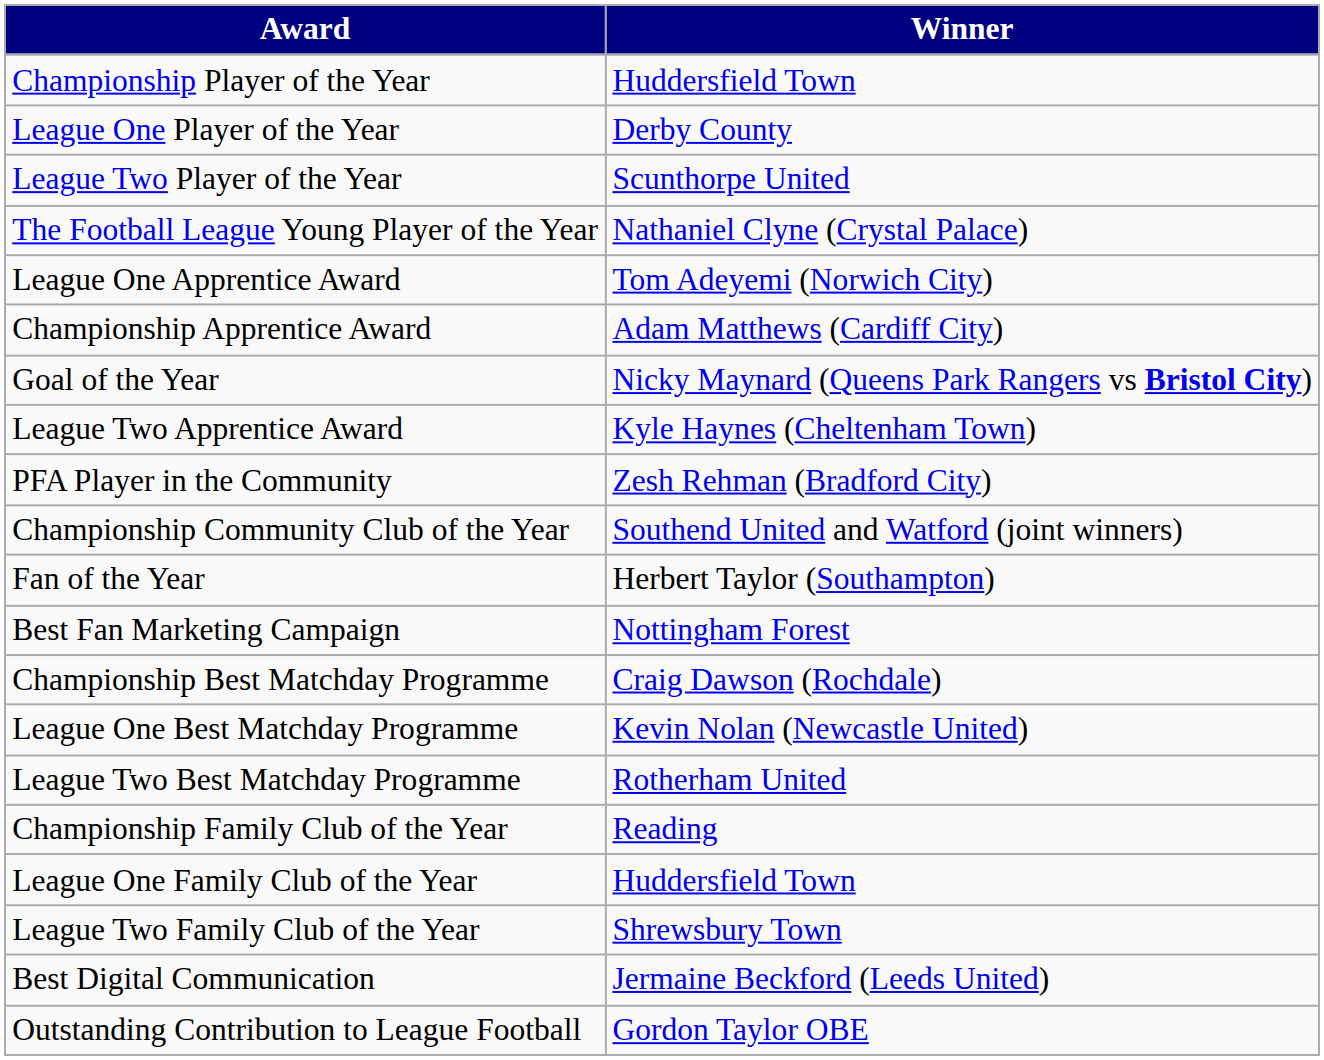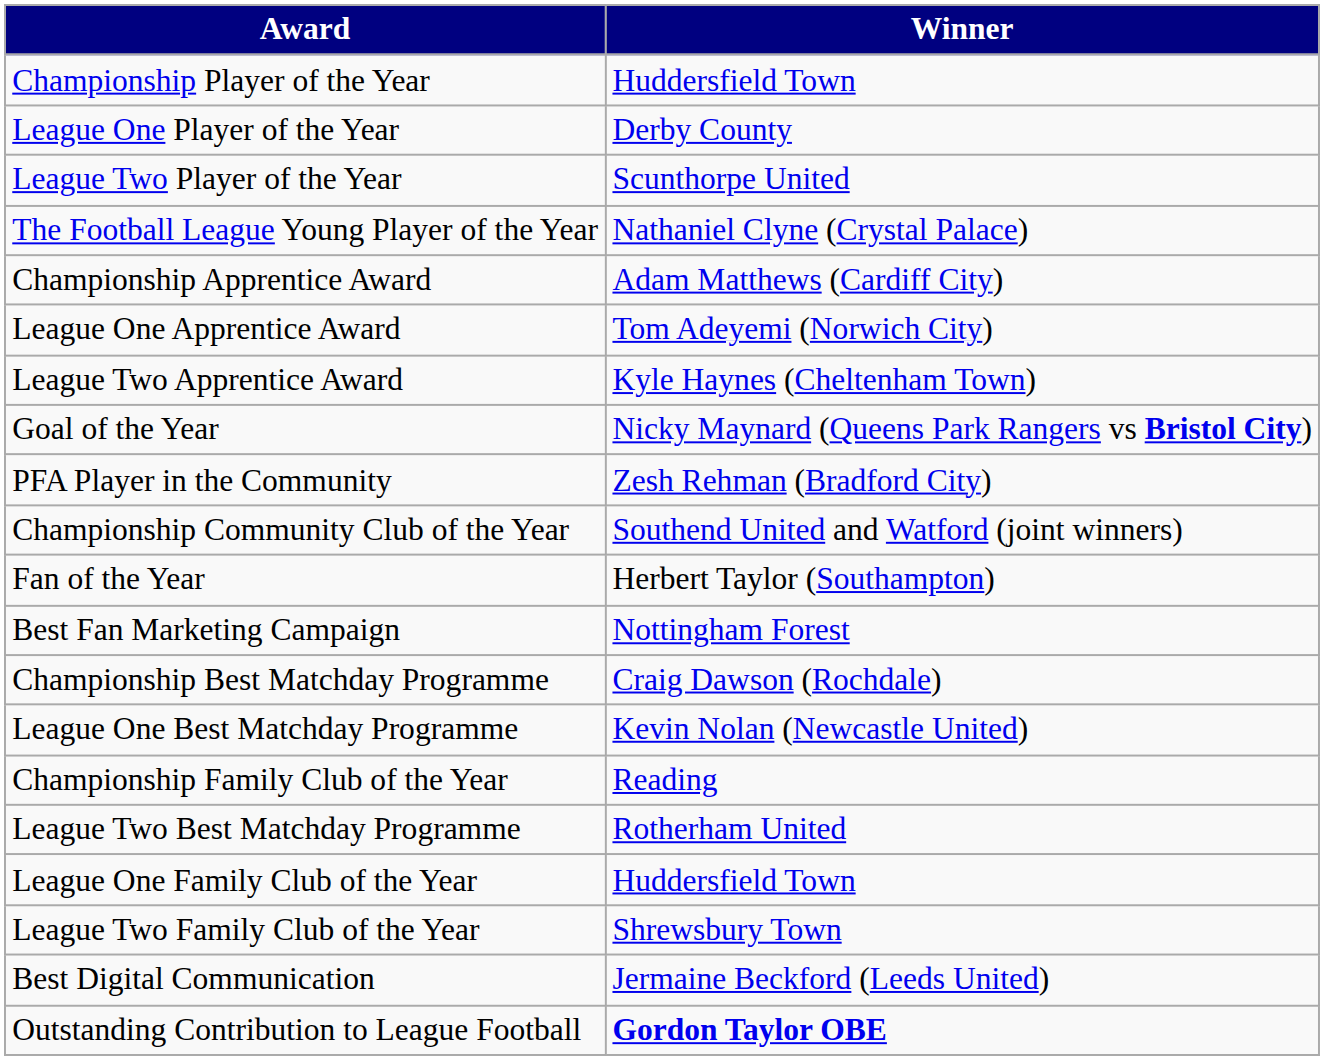rows swapped: (222, 329) <-> (206, 279)
rows swapped: (208, 429) <-> (116, 379)
rows swapped: (266, 779) <-> (260, 829)
(741, 1029) normal -> (750, 1029) bold
